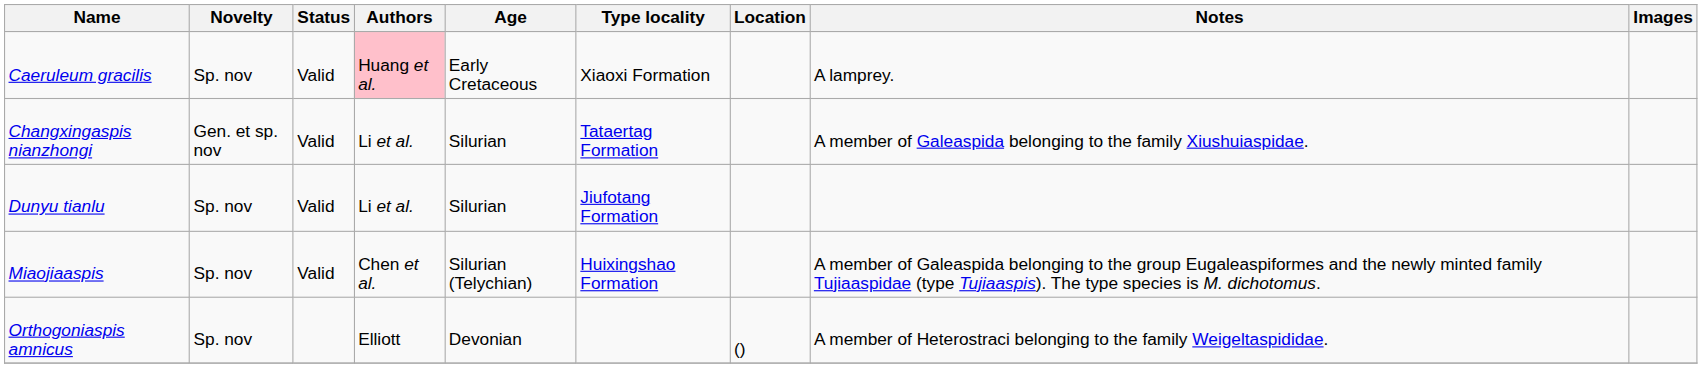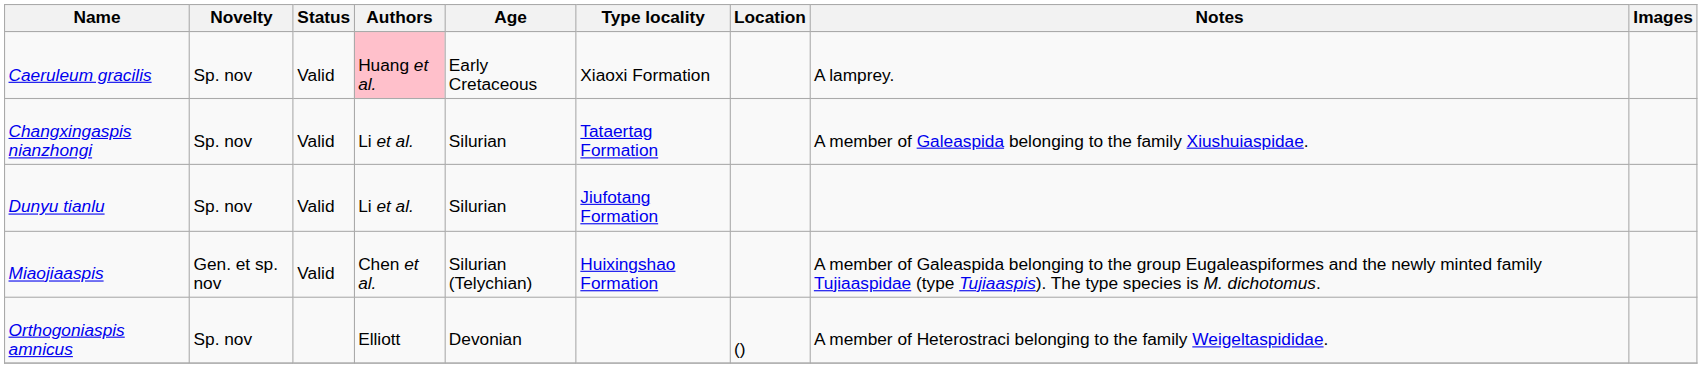(236, 141) Gen. et sp. nov -> (223, 141) Sp. nov
(223, 273) Sp. nov -> (236, 273) Gen. et sp. nov
